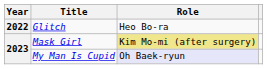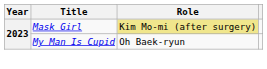- row: (49, 27)
(152, 56) lavender background -> (152, 41) no background
